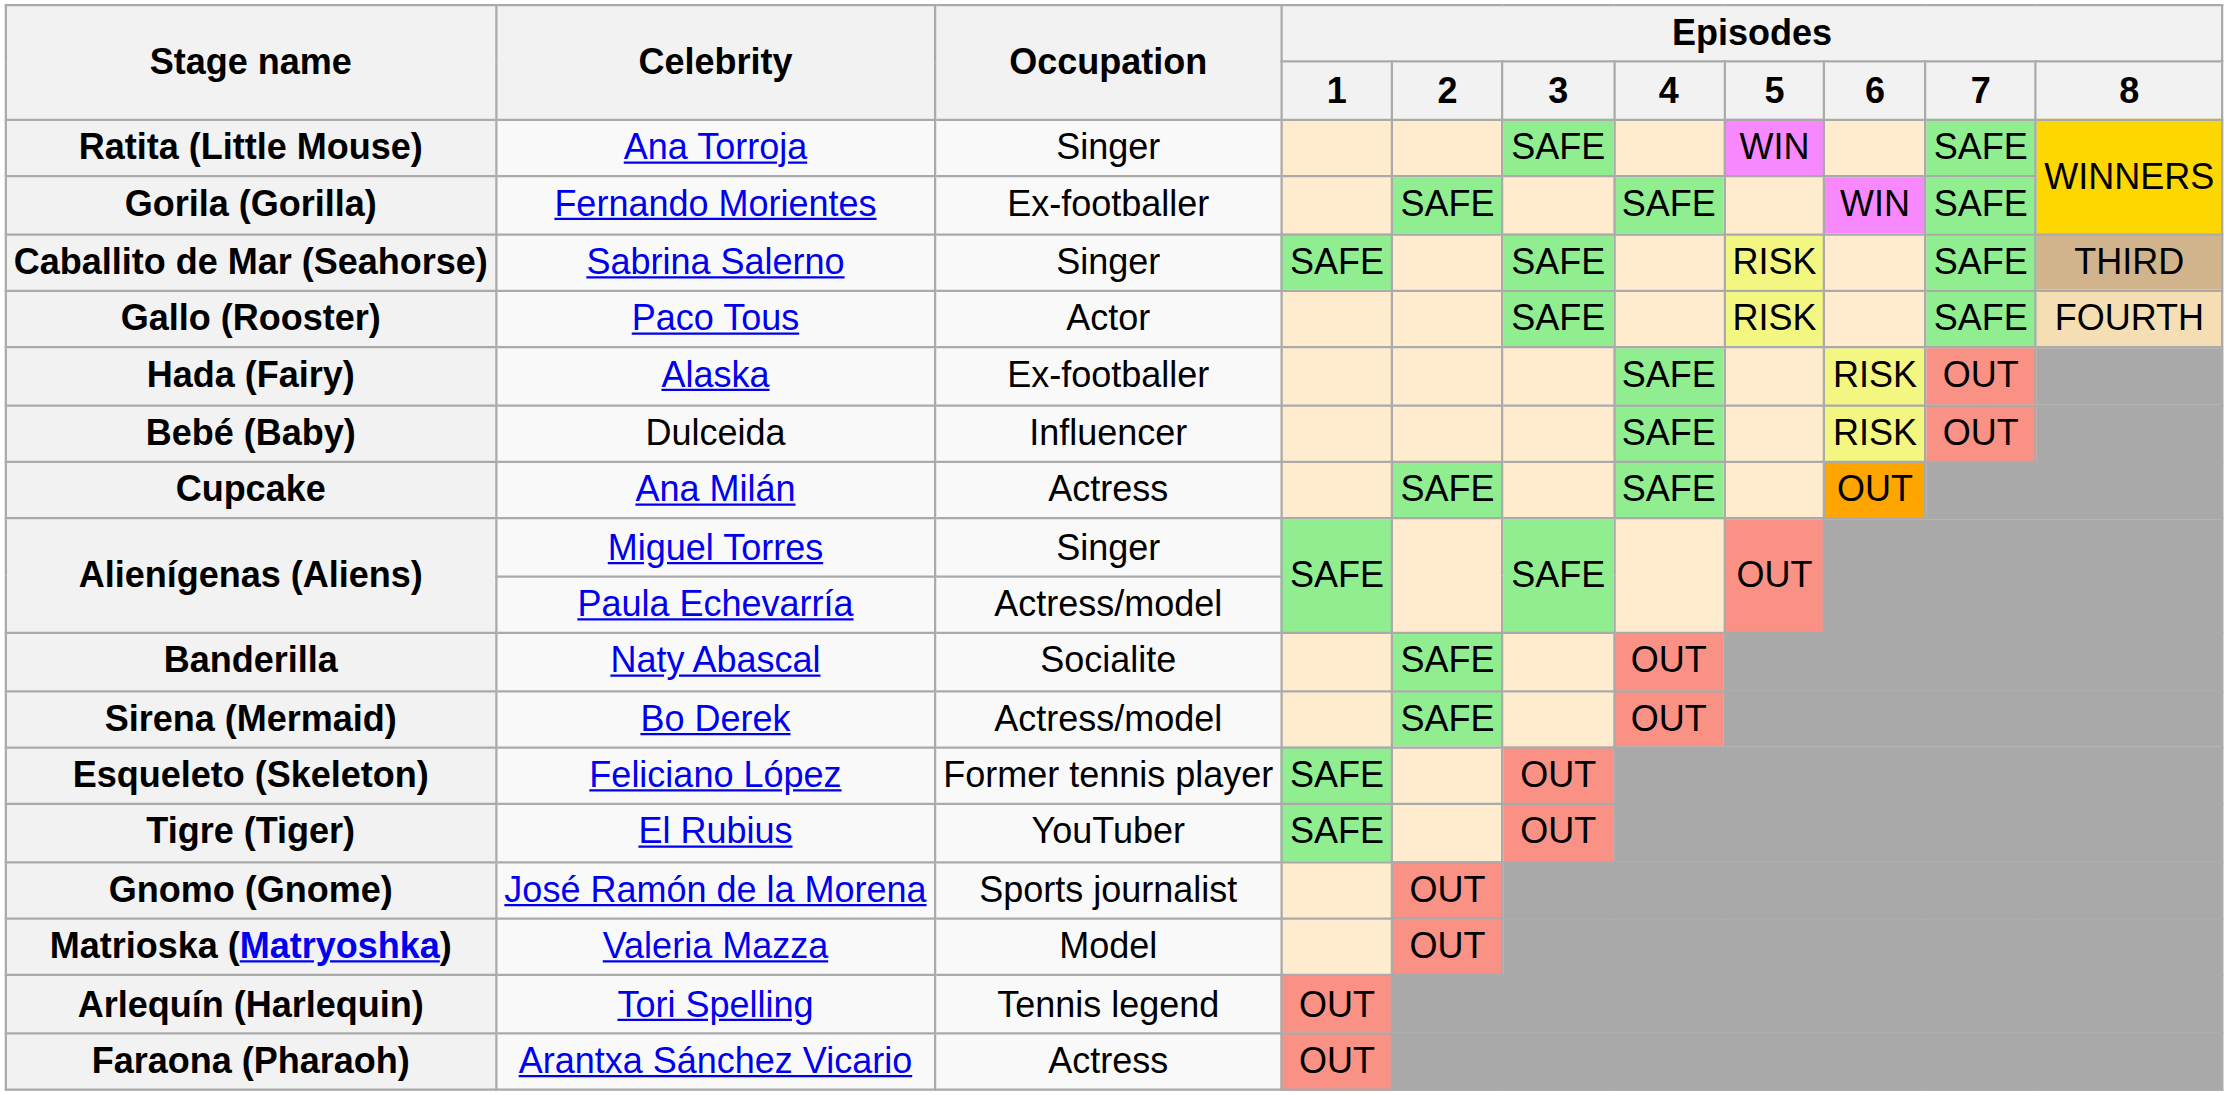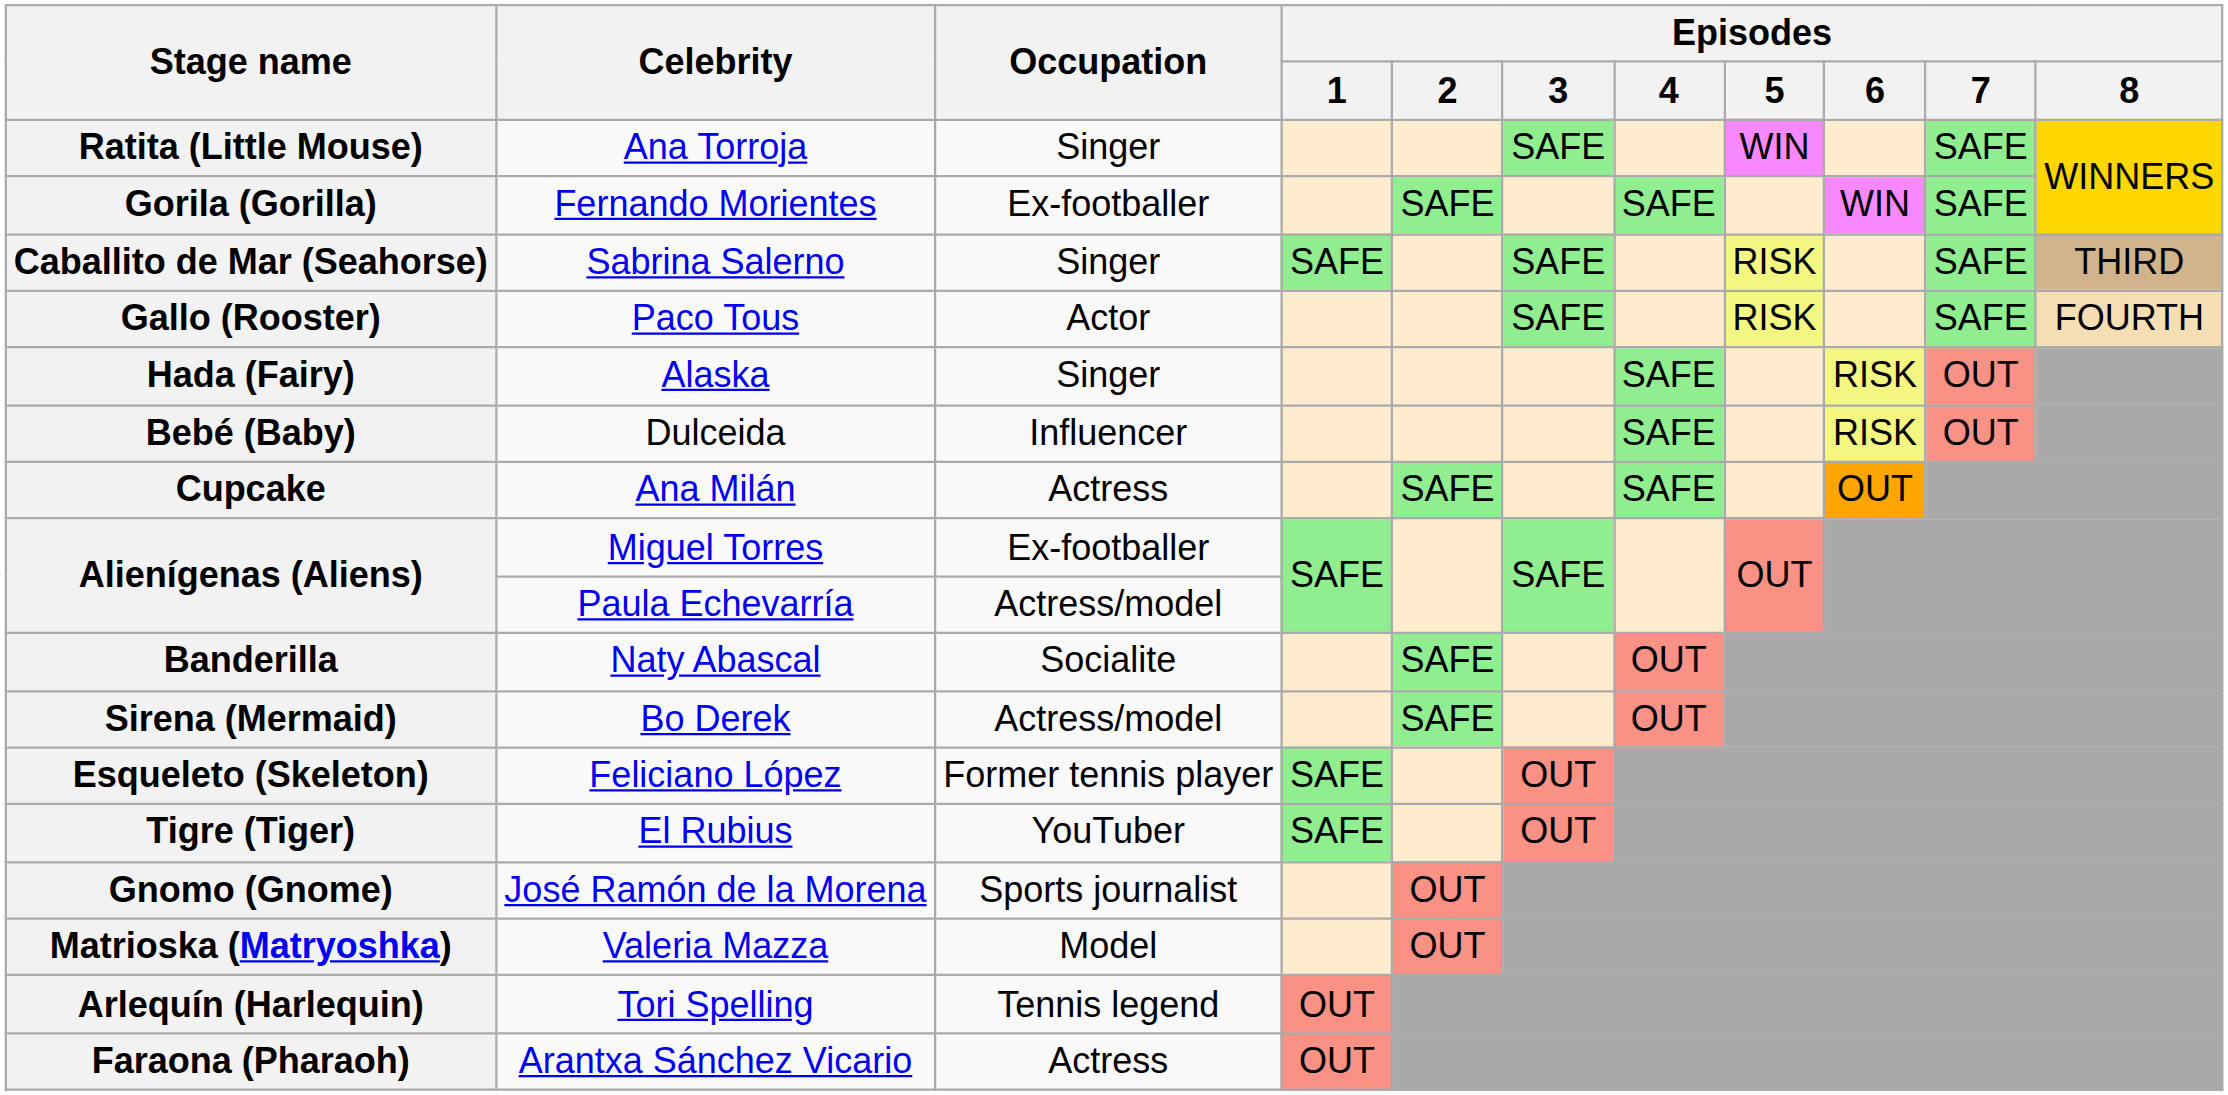(1108, 375) Ex-footballer -> (1108, 375) Singer
(1108, 546) Singer -> (1108, 546) Ex-footballer
